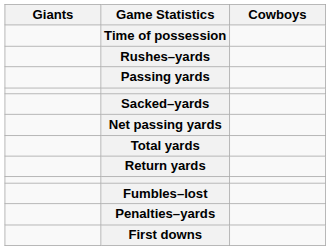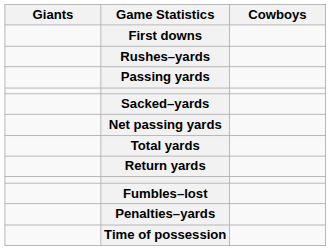rows swapped: (53, 235) <-> (53, 36)
